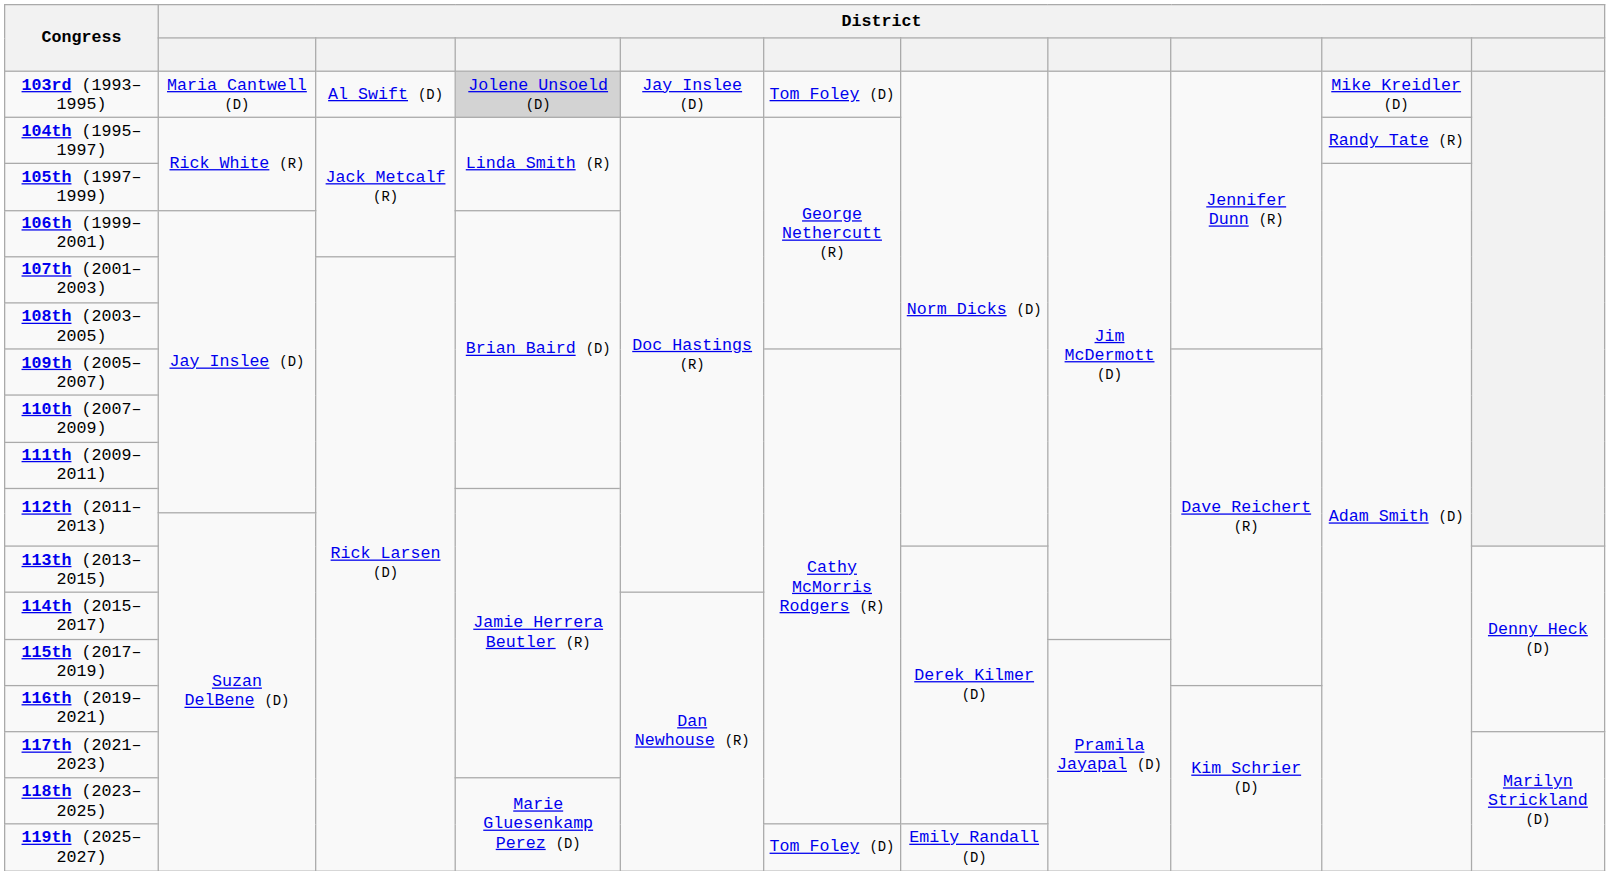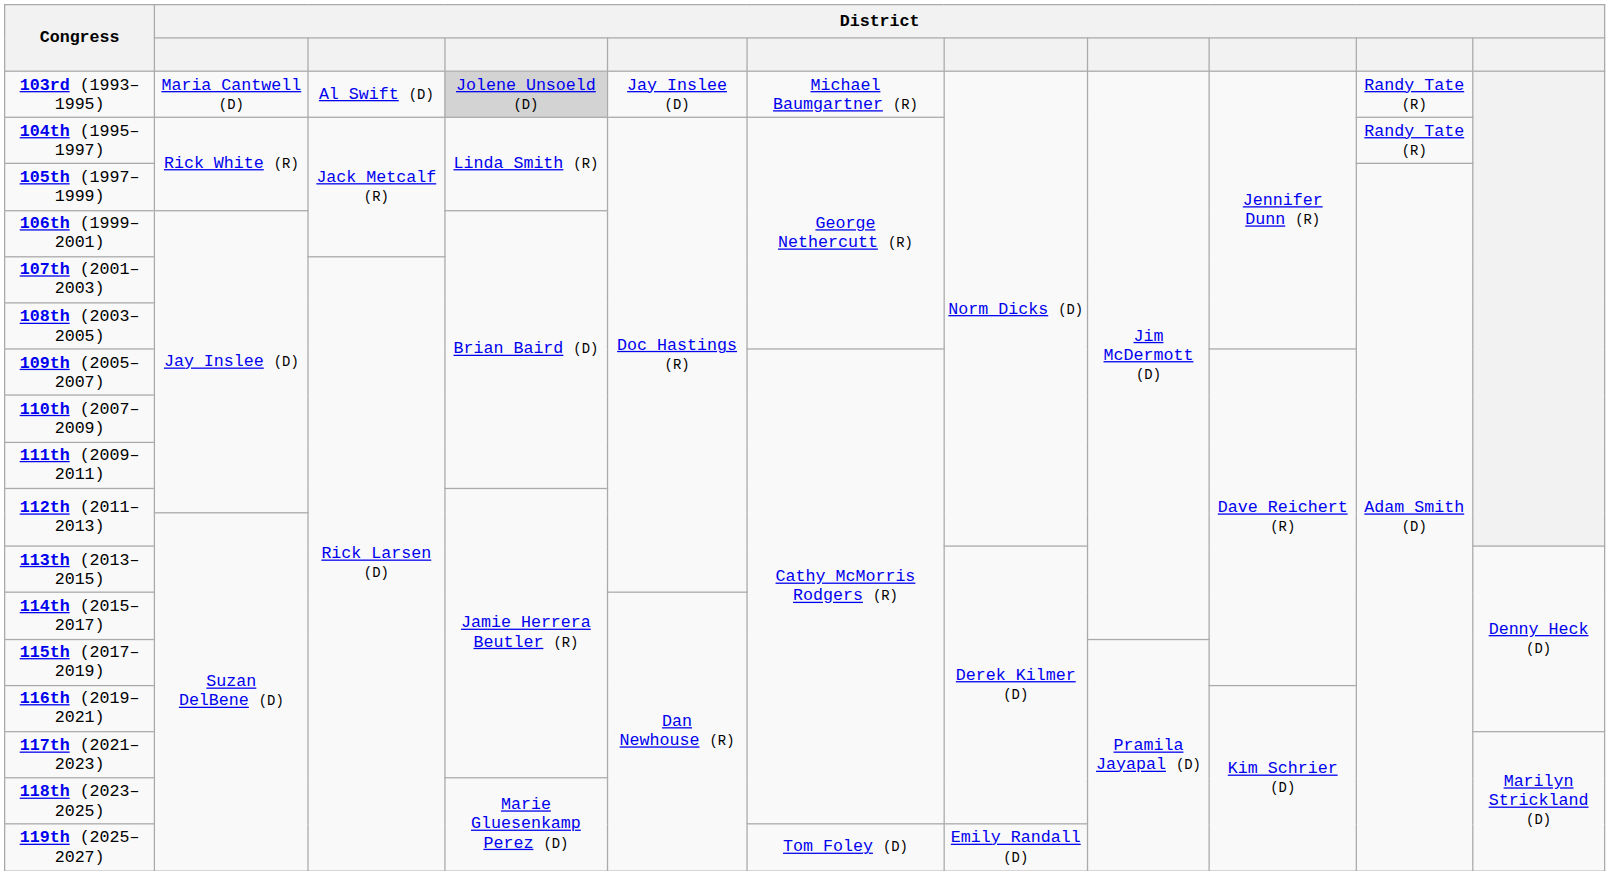(832, 94) Tom Foley (D) -> (845, 94) Michael Baumgartner (R)
(1396, 94) Mike Kreidler (D) -> (1414, 94) Randy Tate (R)
